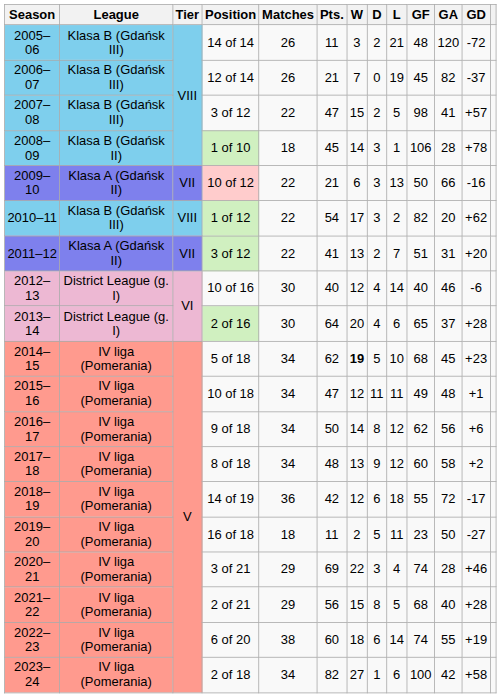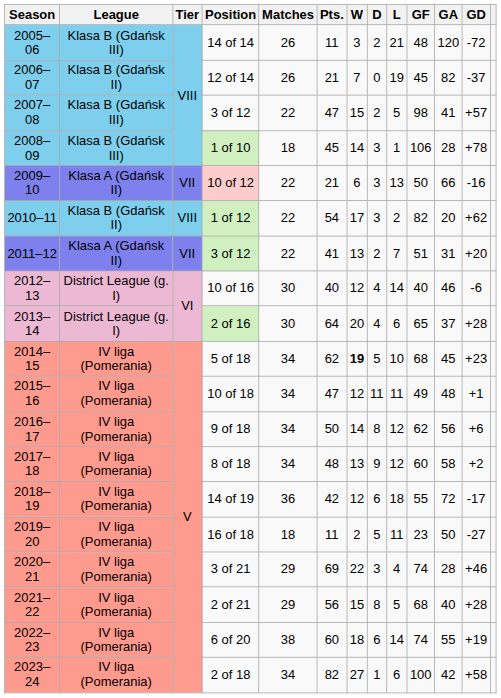(116, 77) Klasa B (Gdańsk III) -> (116, 77) Klasa B (Gdańsk II)
(116, 148) Klasa B (Gdańsk II) -> (116, 148) Klasa B (Gdańsk III)
(116, 218) Klasa B (Gdańsk III) -> (116, 218) Klasa B (Gdańsk II)
